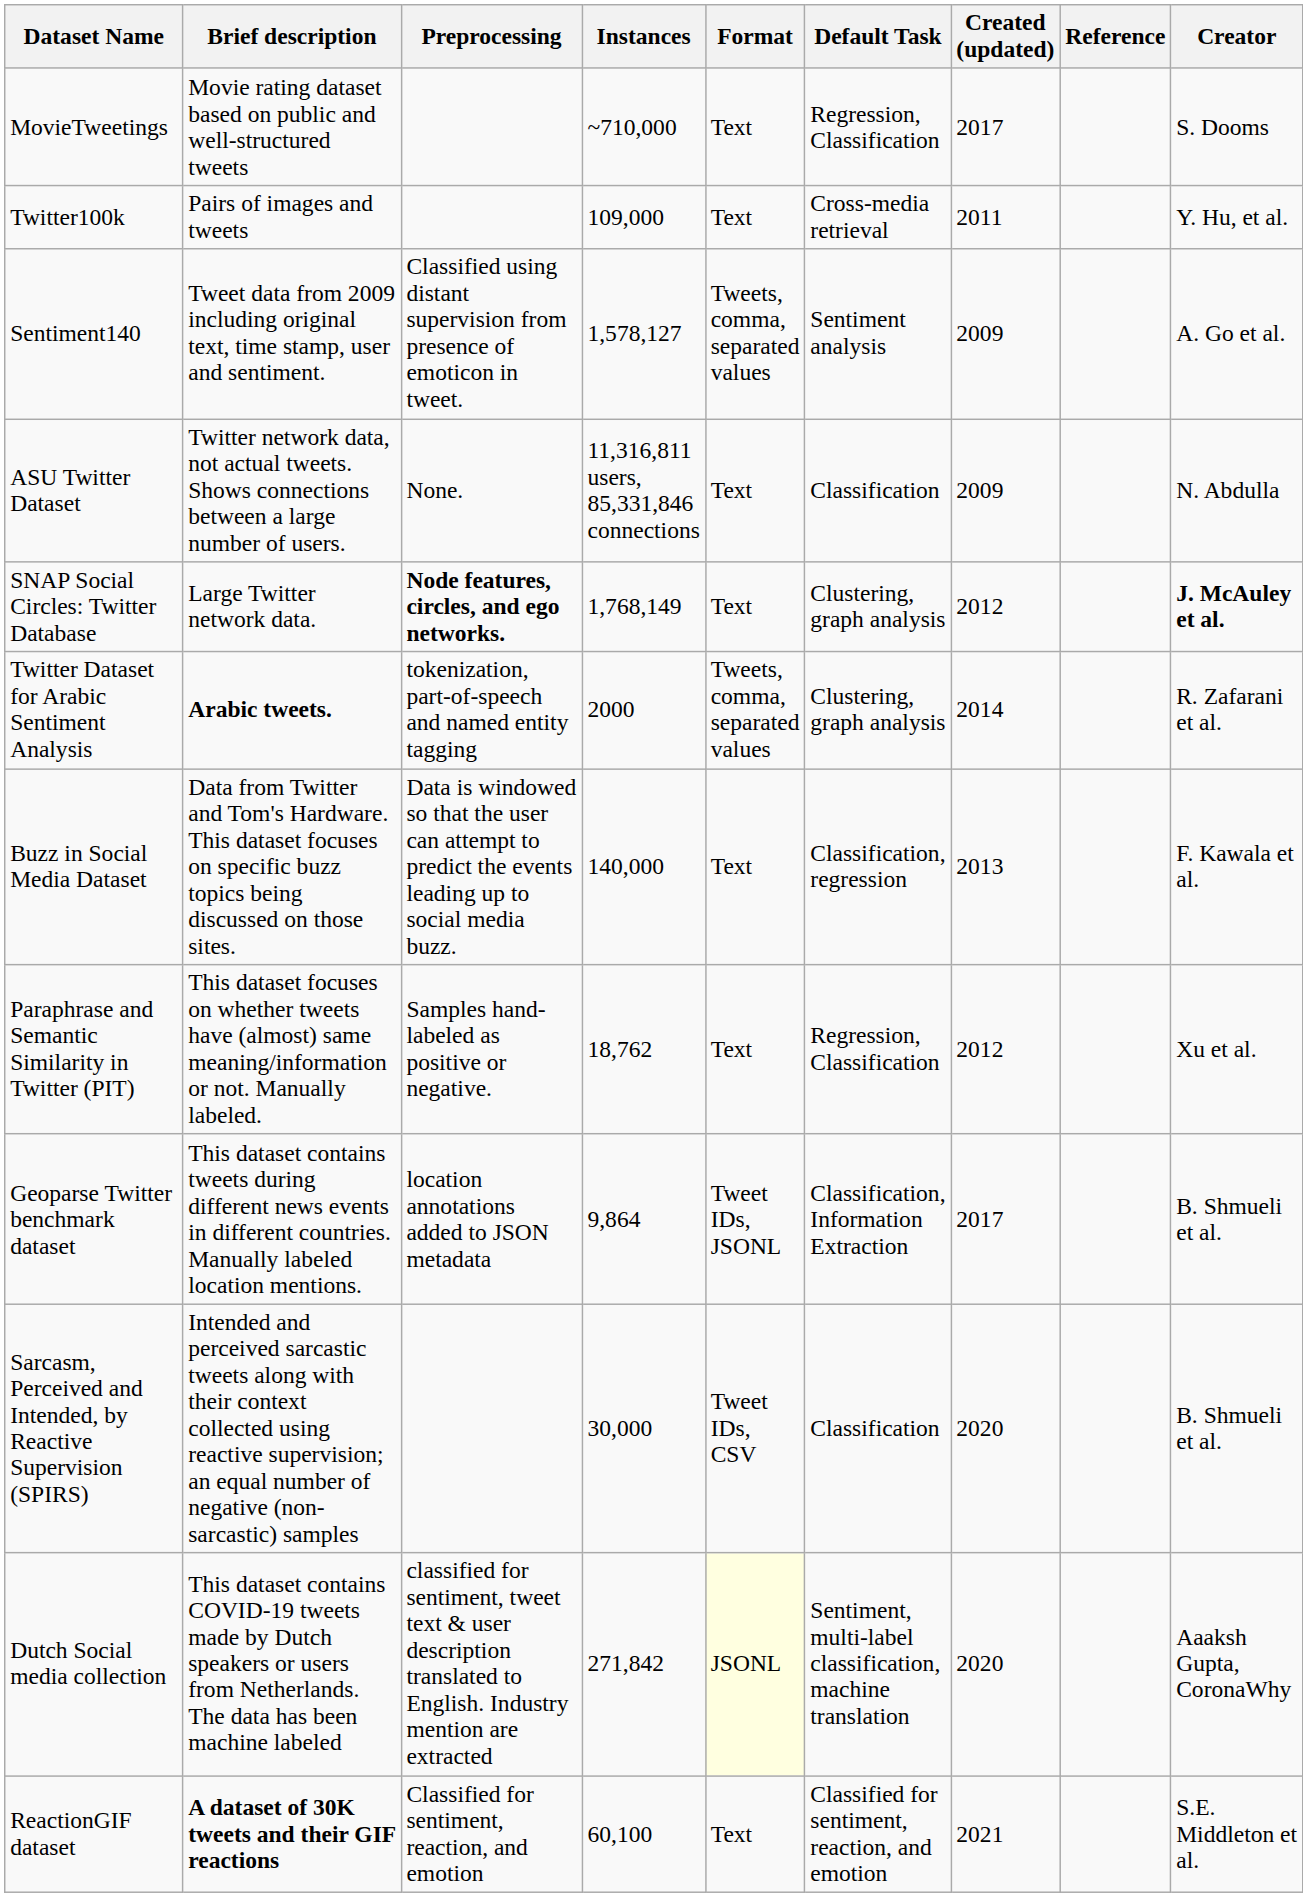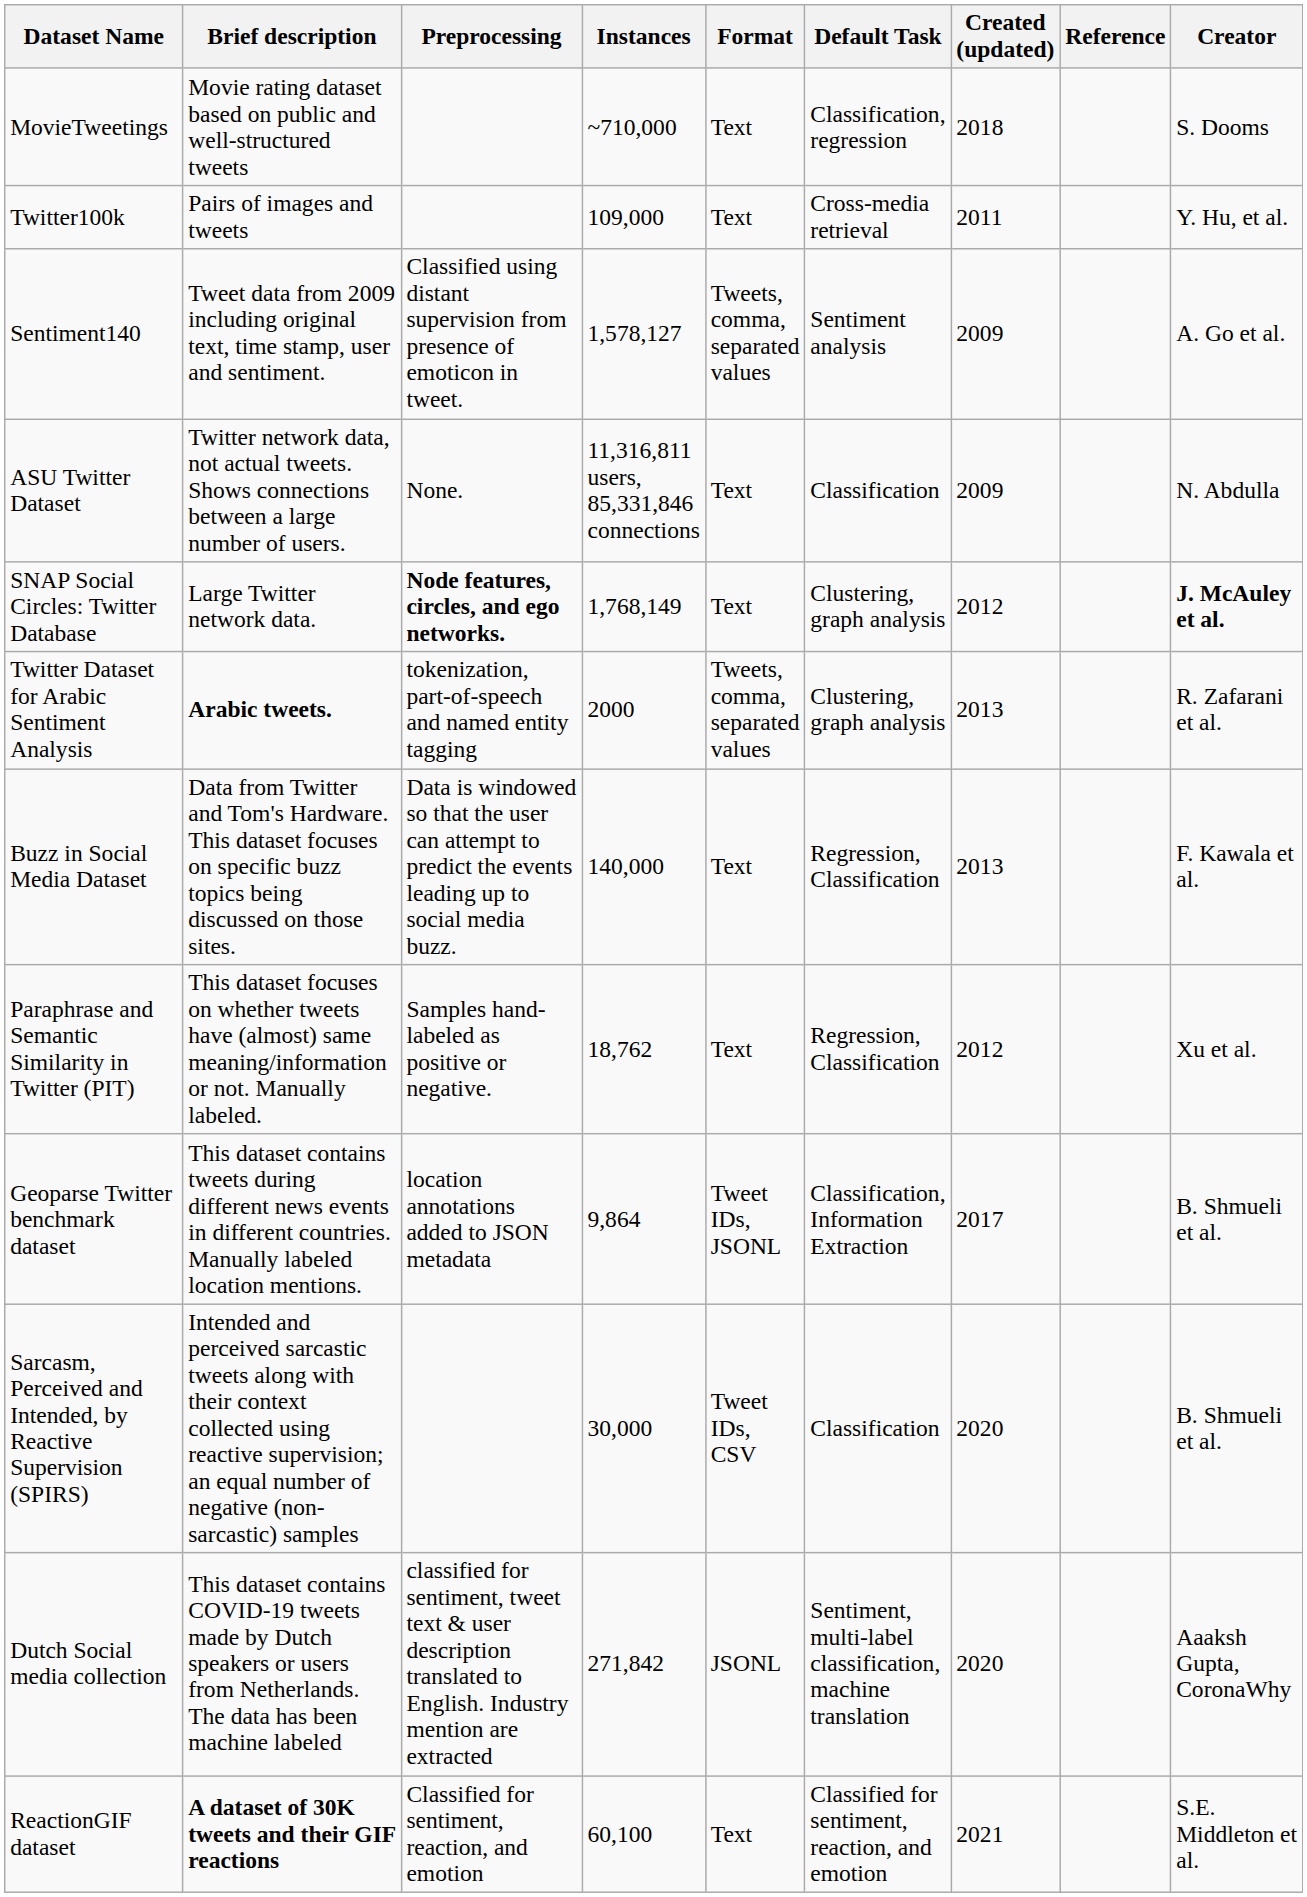(875, 126) Regression, Classification -> (878, 126) Classification, regression
(980, 126) 2017 -> (980, 126) 2018
(980, 710) 2014 -> (980, 710) 2013
(878, 866) Classification, regression -> (875, 866) Regression, Classification
(746, 1663) lightyellow background -> (746, 1663) no background
